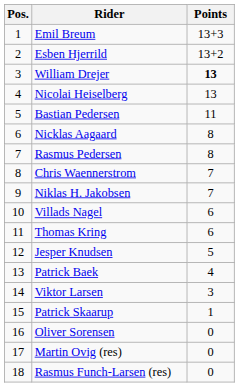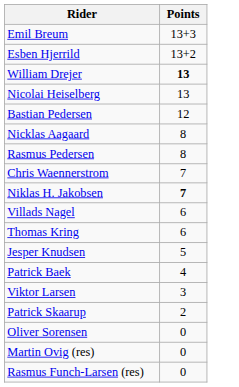- column: (18, 14)
(211, 113) 11 -> (183, 113) 12
(211, 193) normal -> (183, 193) bold
(211, 312) 1 -> (183, 312) 2
